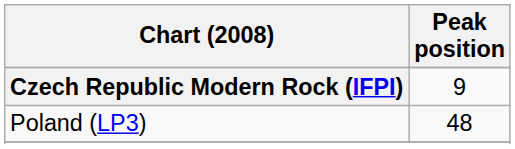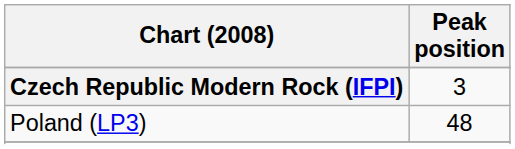(460, 86) 9 -> (460, 86) 3
